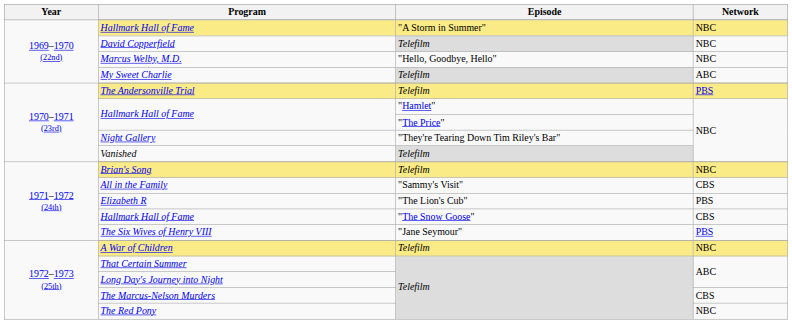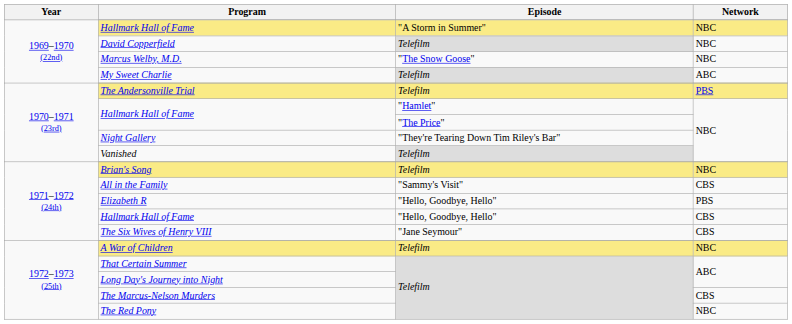(447, 59) "Hello, Goodbye, Hello" -> (436, 59) "The Snow Goose"
(433, 201) "The Lion's Cub" -> (447, 201) "Hello, Goodbye, Hello"
(436, 216) "The Snow Goose" -> (447, 216) "Hello, Goodbye, Hello"
(705, 232) PBS -> (705, 232) CBS
